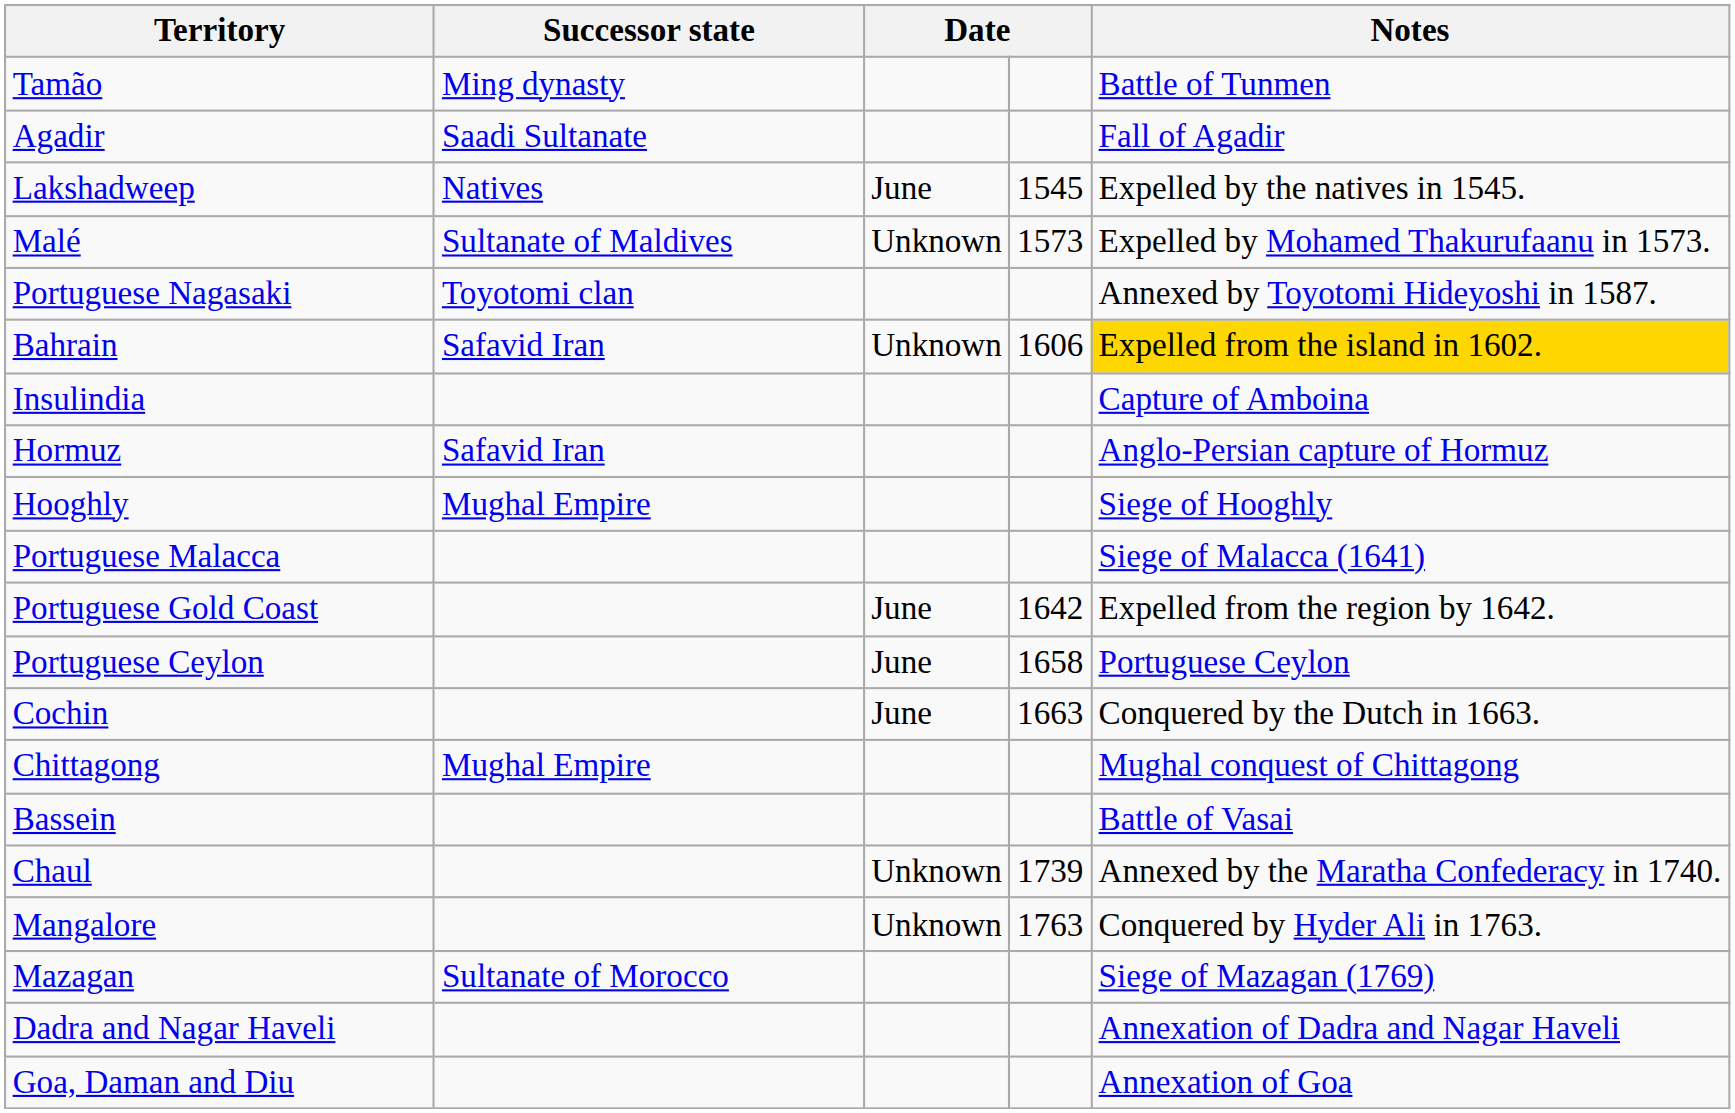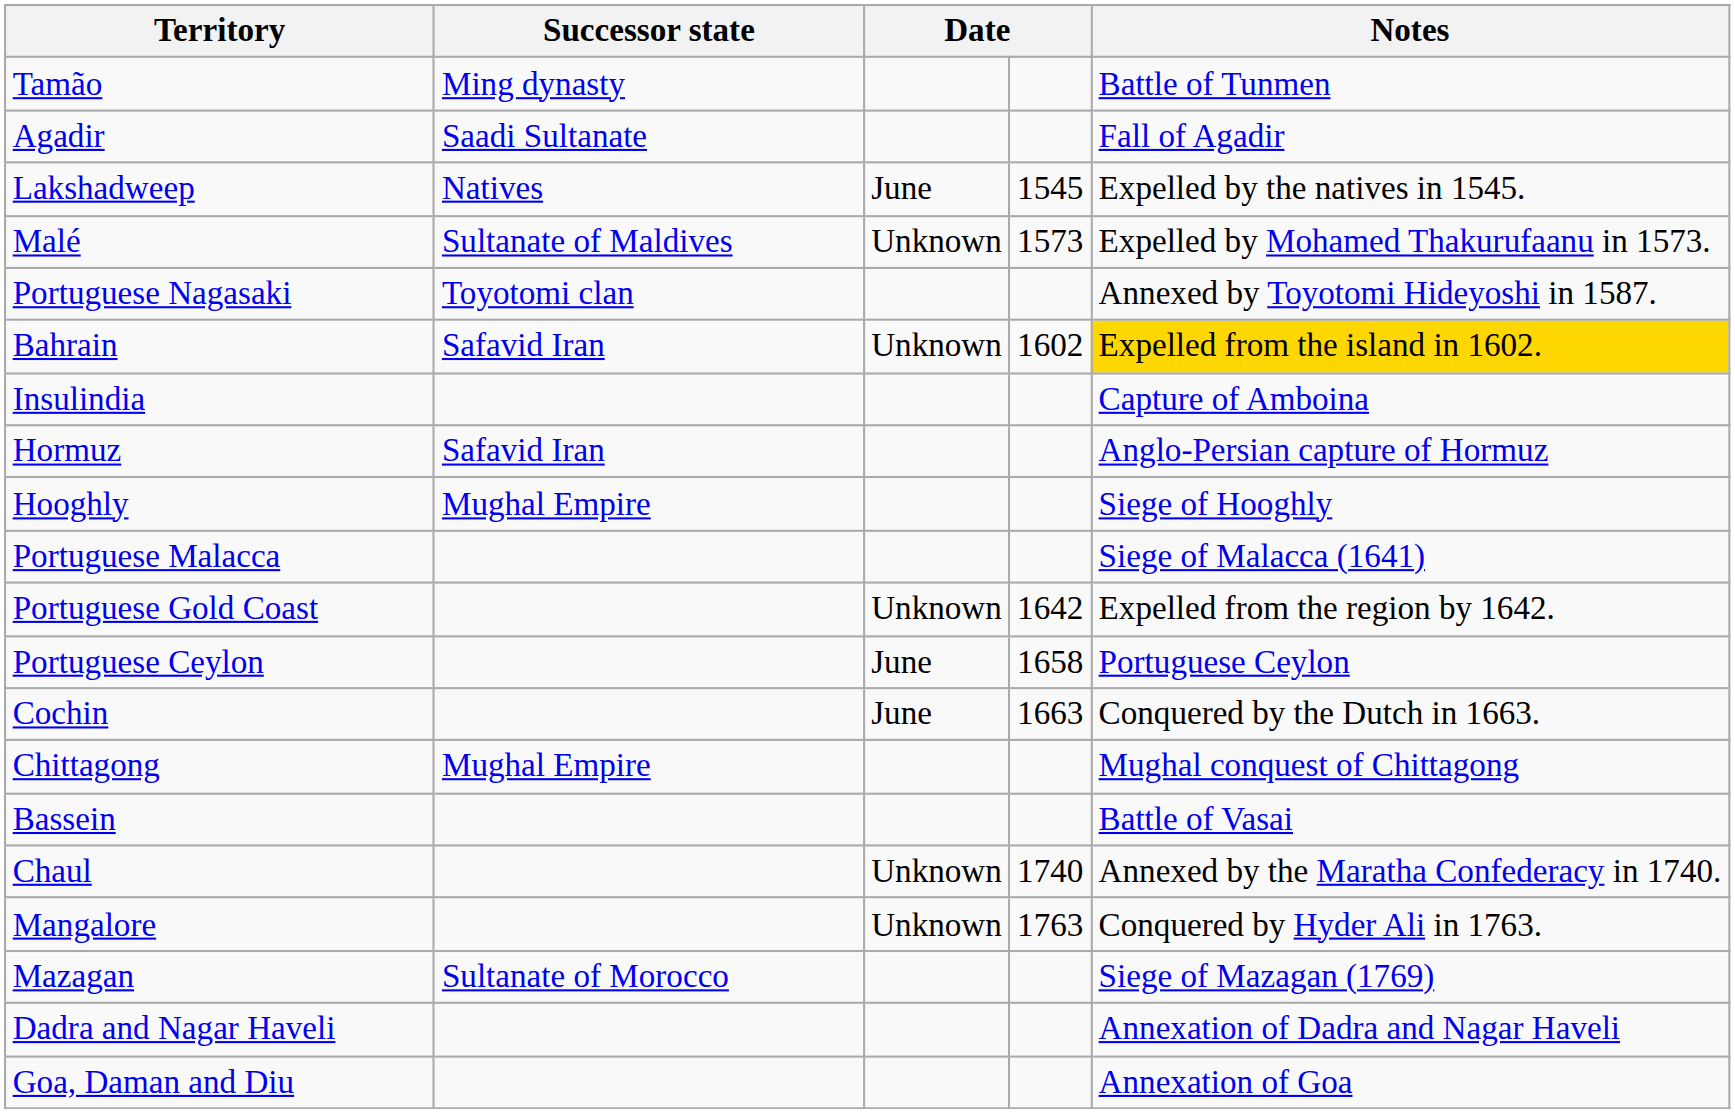(1050, 345) 1606 -> (1050, 345) 1602
(902, 608) June -> (937, 608) Unknown
(1050, 871) 1739 -> (1050, 871) 1740
